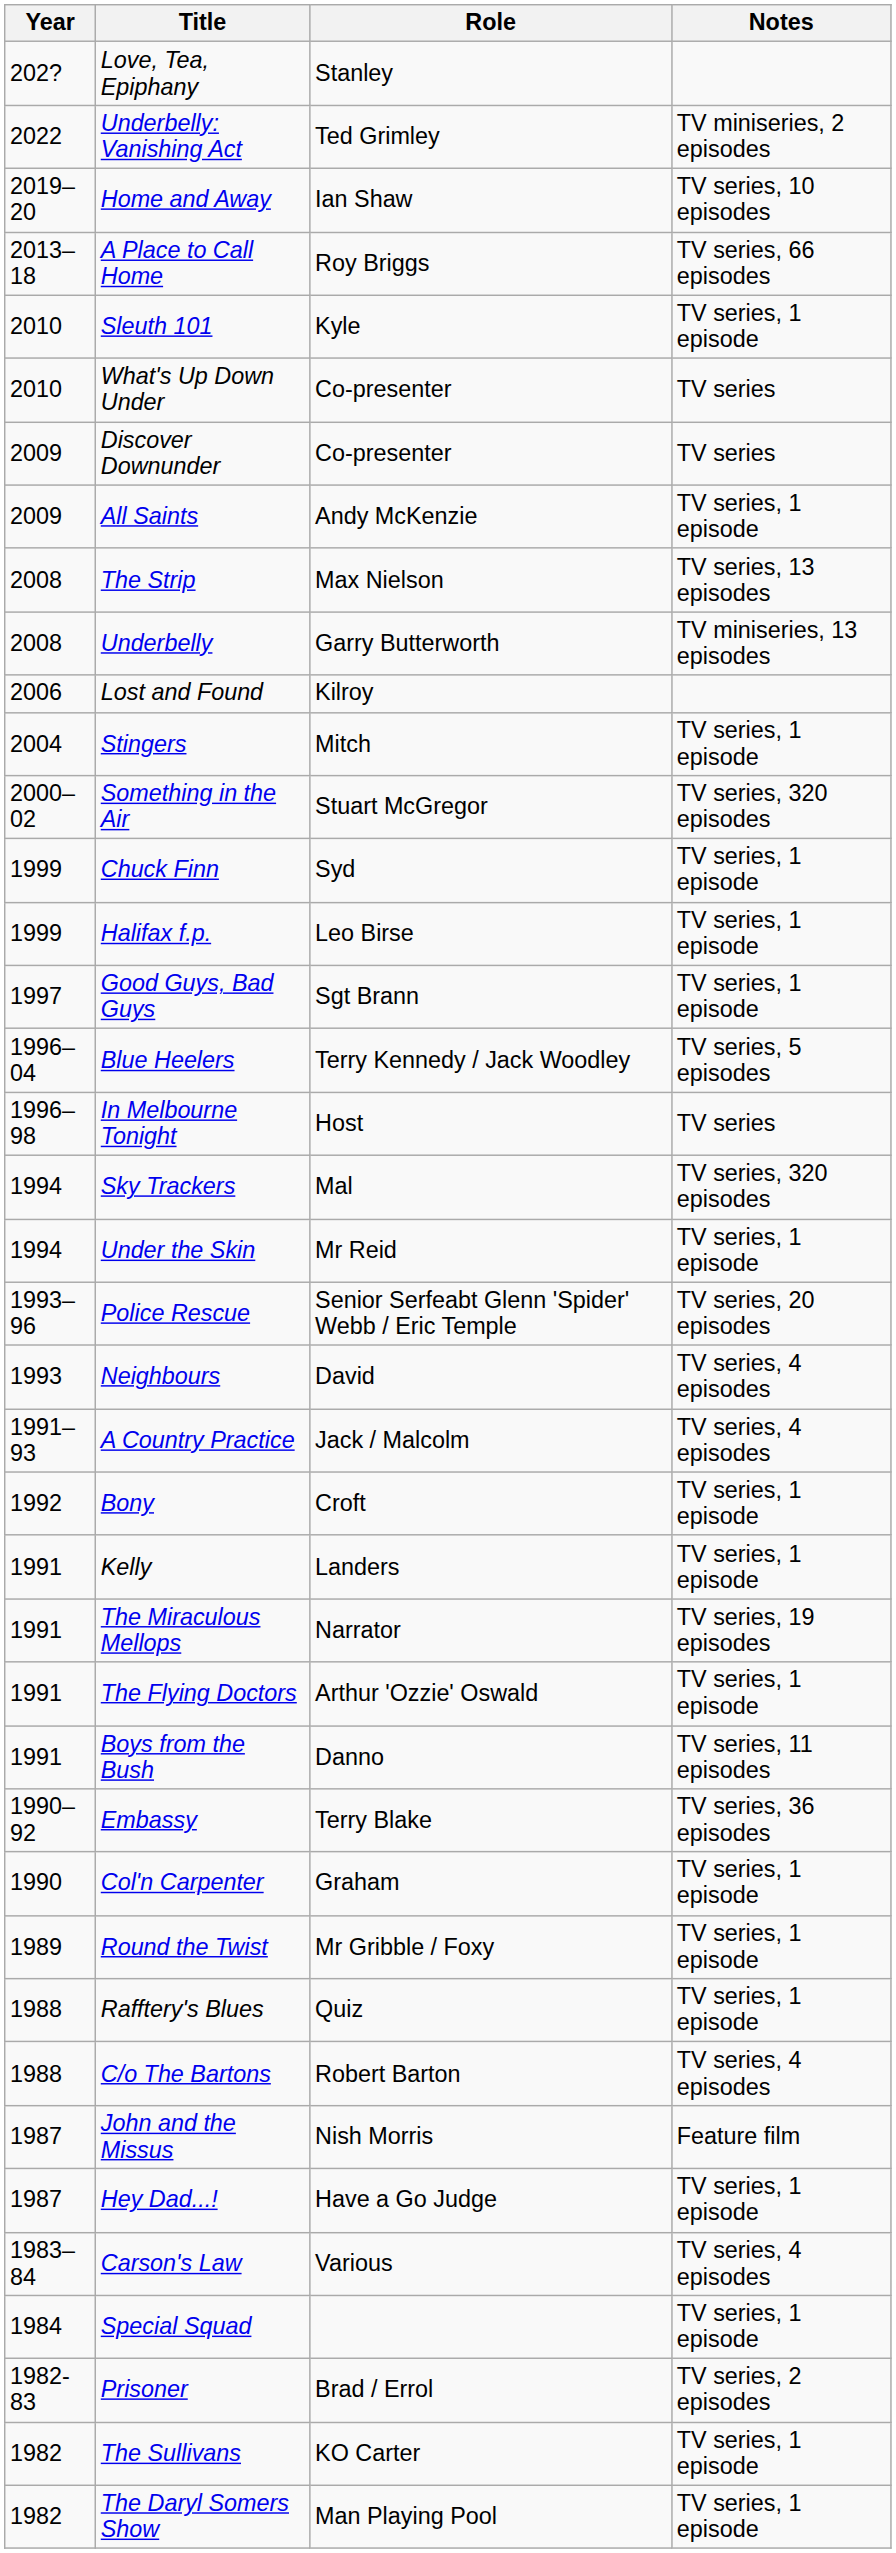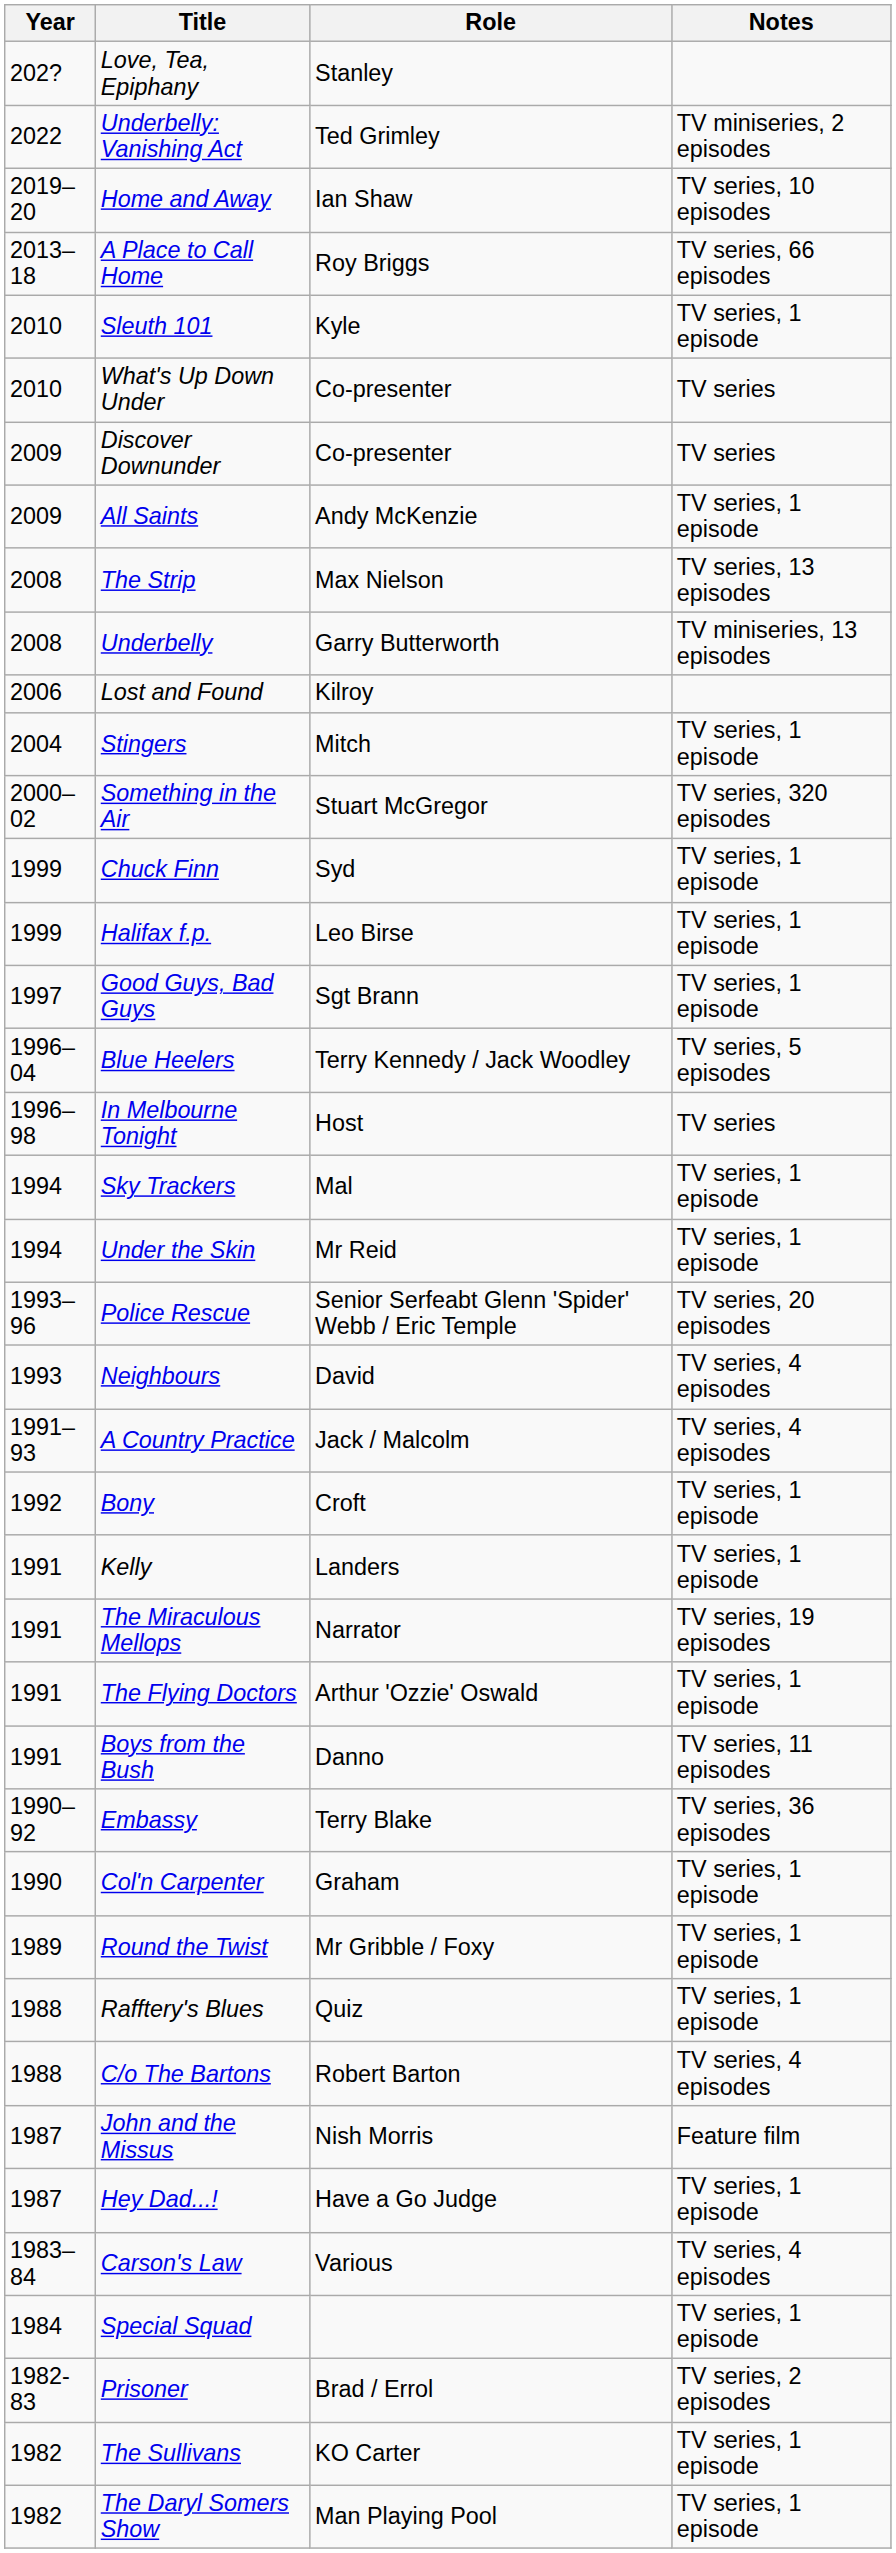(752, 1186) TV series, 320 episodes -> (739, 1186) TV series, 1 episode
